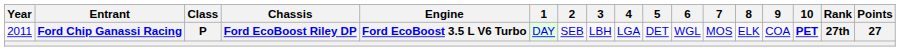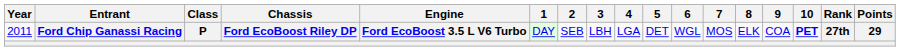(875, 31) 27 -> (875, 31) 29
